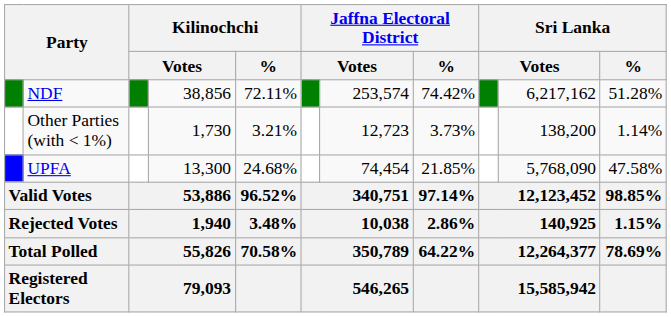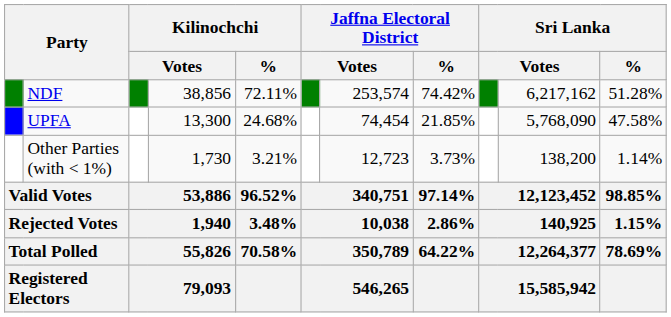rows swapped: (49, 168) <-> (73, 130)
